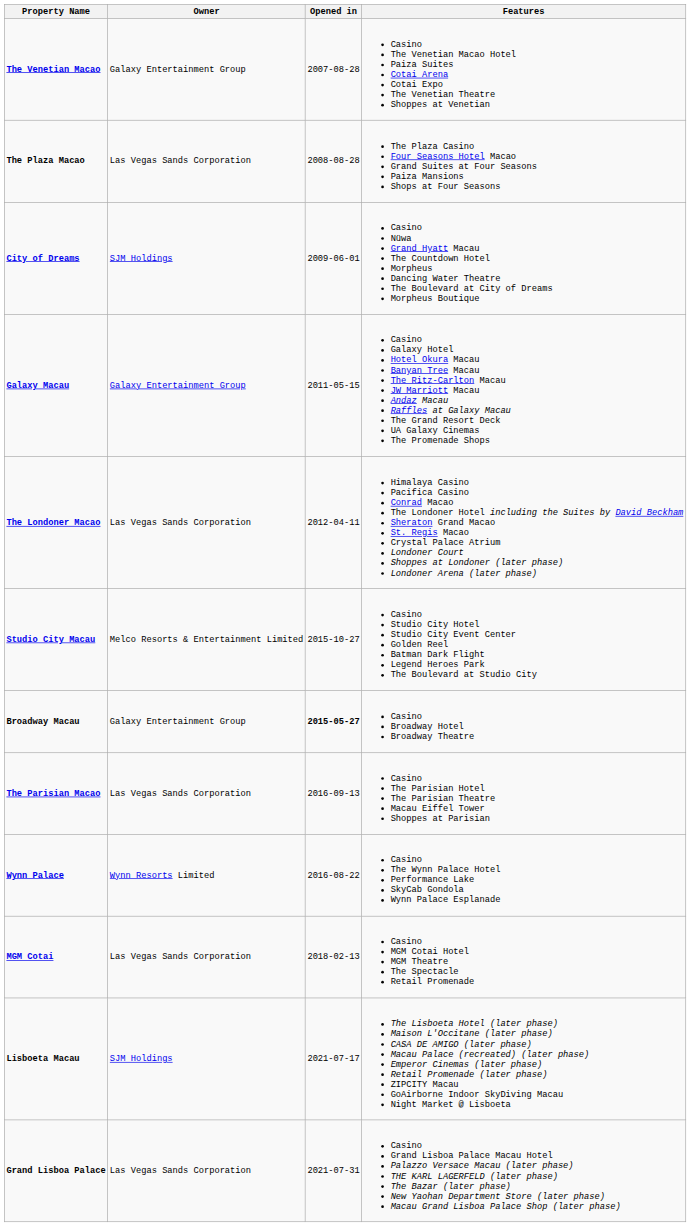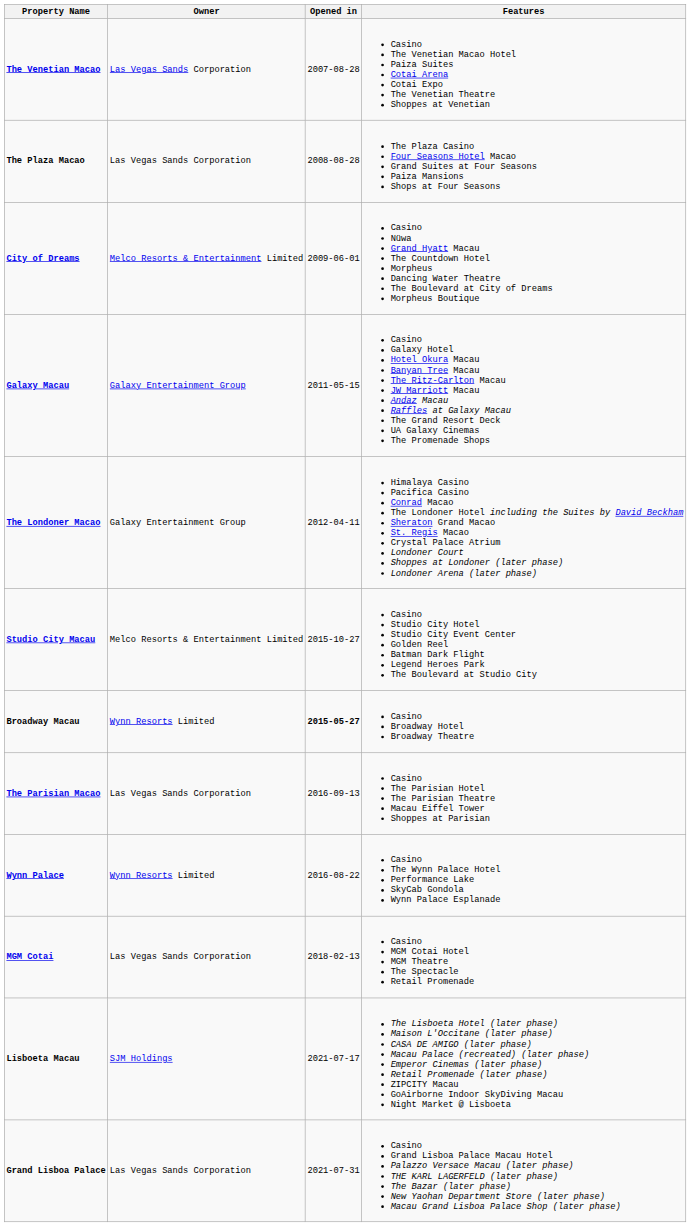(178, 70) Galaxy Entertainment Group -> (180, 70) Las Vegas Sands Corporation
(141, 258) SJM Holdings -> (207, 258) Melco Resorts & Entertainment Limited
(180, 523) Las Vegas Sands Corporation -> (178, 523) Galaxy Entertainment Group
(178, 722) Galaxy Entertainment Group -> (162, 722) Wynn Resorts Limited
